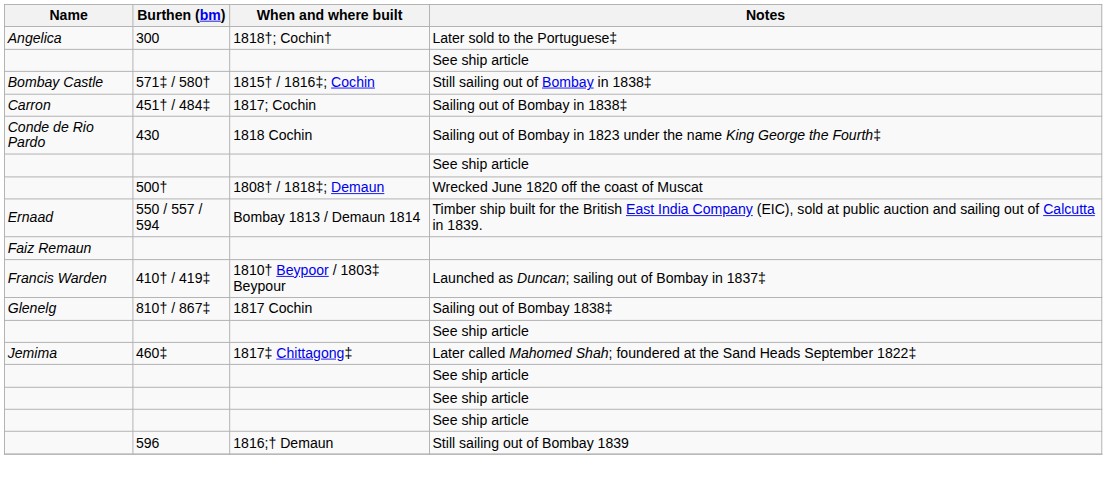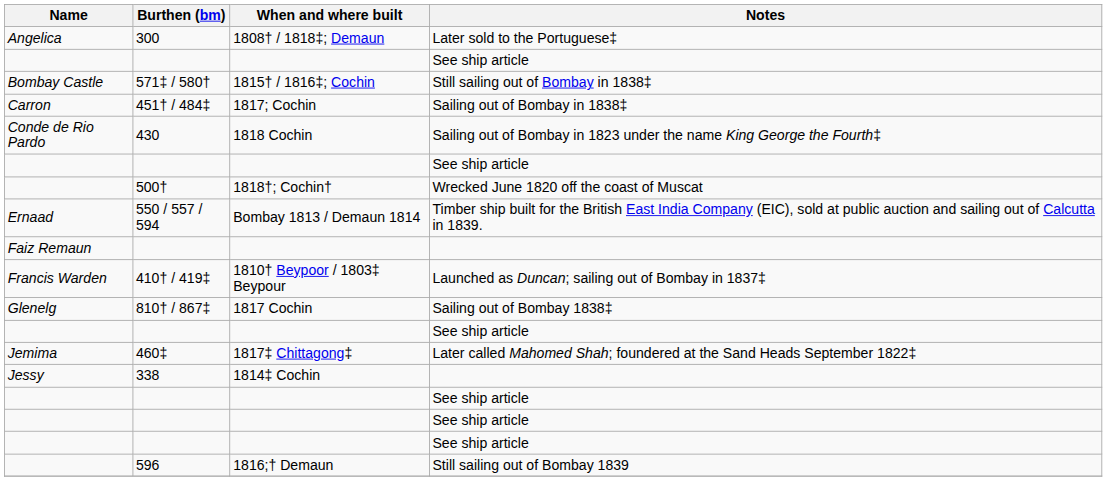(283, 37) 1818†; Cochin† -> (309, 37) 1808† / 1818‡; Demaun
(309, 187) 1808† / 1818‡; Demaun -> (283, 187) 1818†; Cochin†
+ row: (148, 375)
